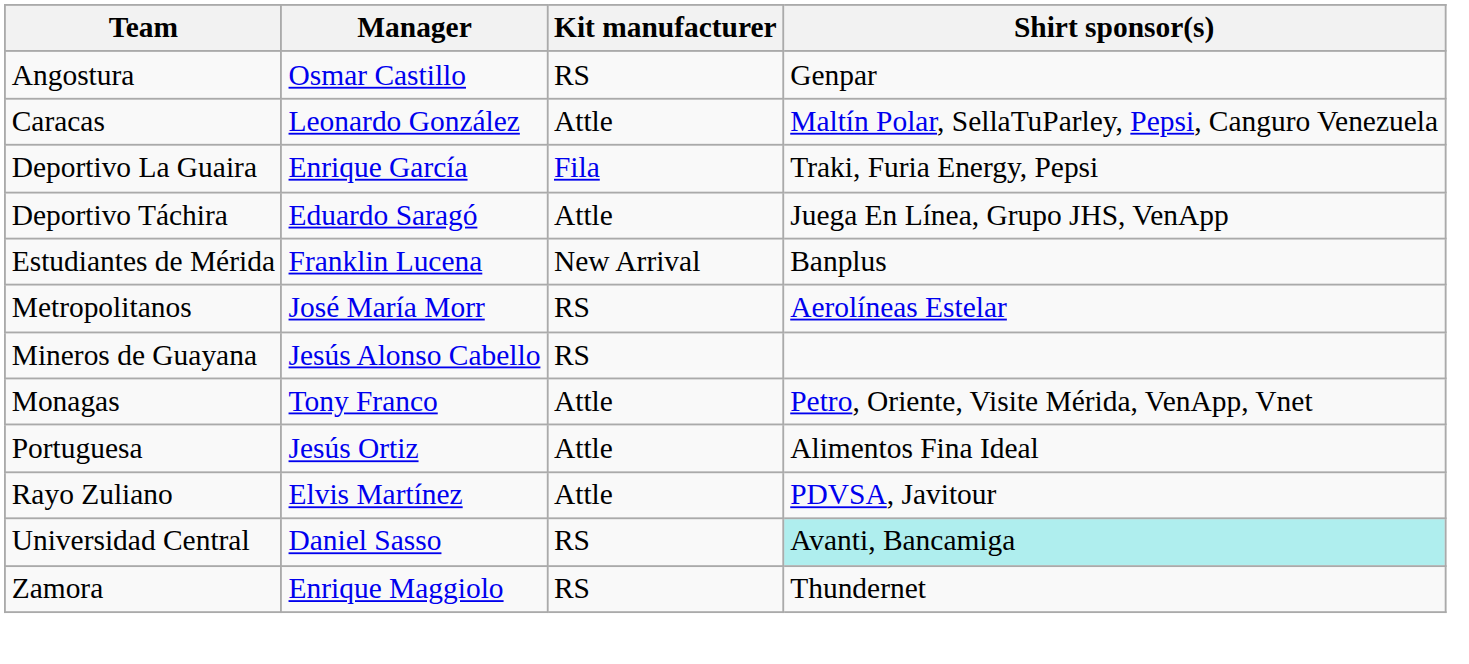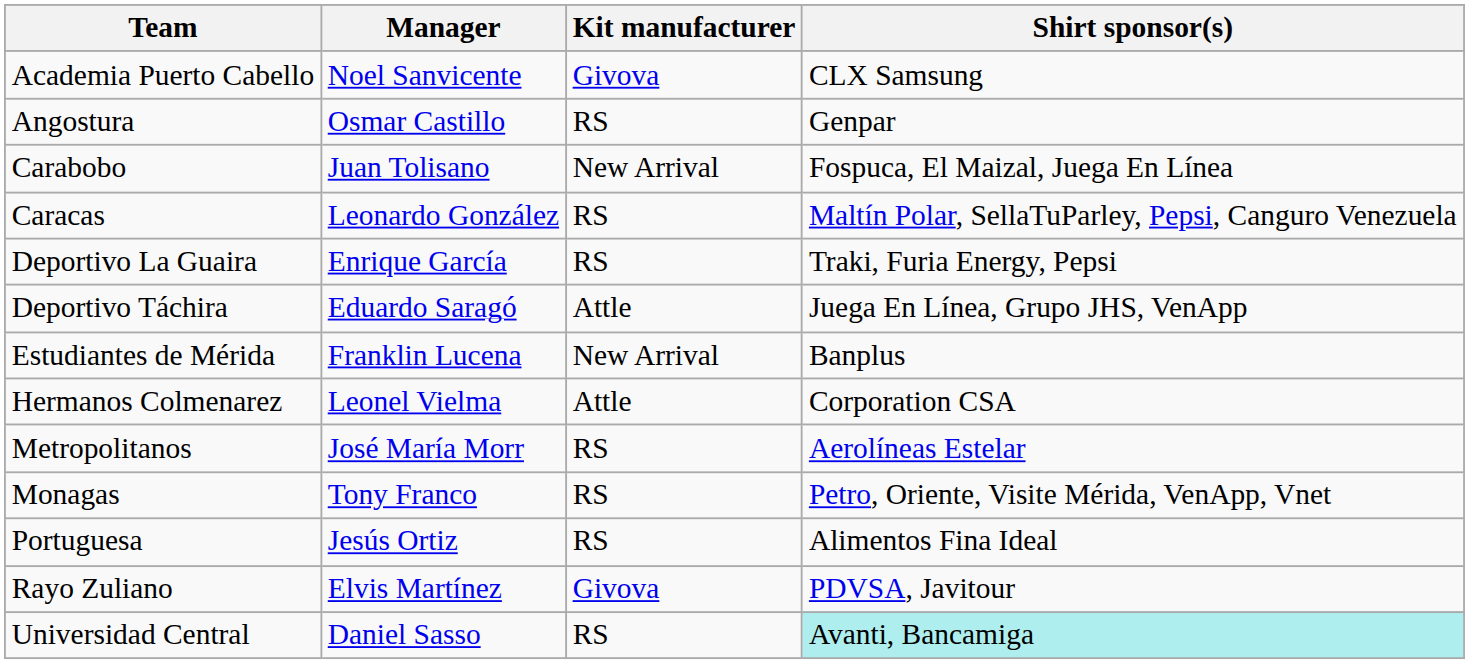+ row: (163, 74)
+ row: (69, 167)
(583, 121) Attle -> (591, 214) RS
(577, 167) Fila -> (591, 261) RS
+ row: (147, 401)
- row: (134, 354)
(583, 401) Attle -> (591, 494) RS
(583, 448) Attle -> (591, 541) RS
(583, 494) Attle -> (616, 588) Givova
- row: (57, 588)
